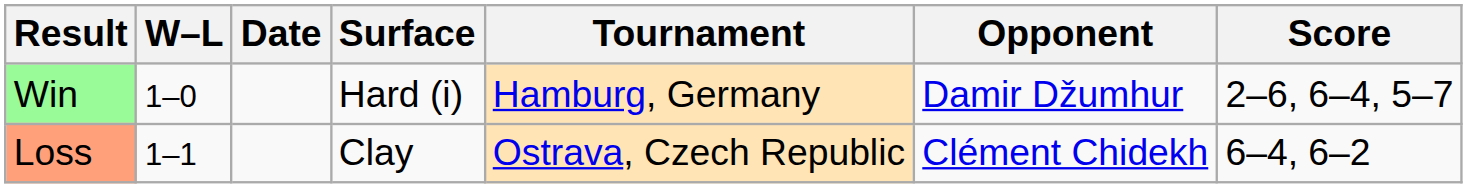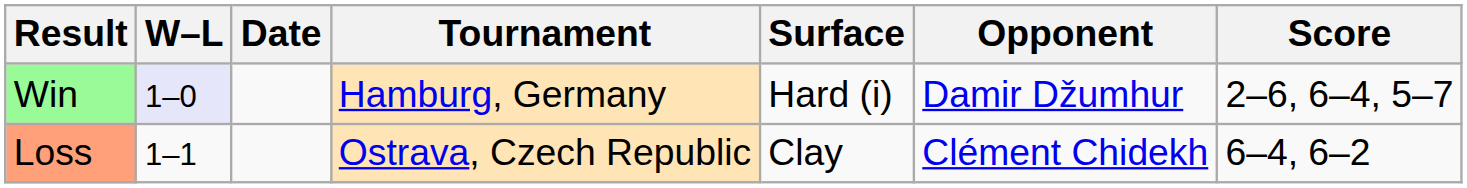columns swapped: (699, 34) <-> (407, 34)
(171, 95) no background -> (171, 95) lavender background
